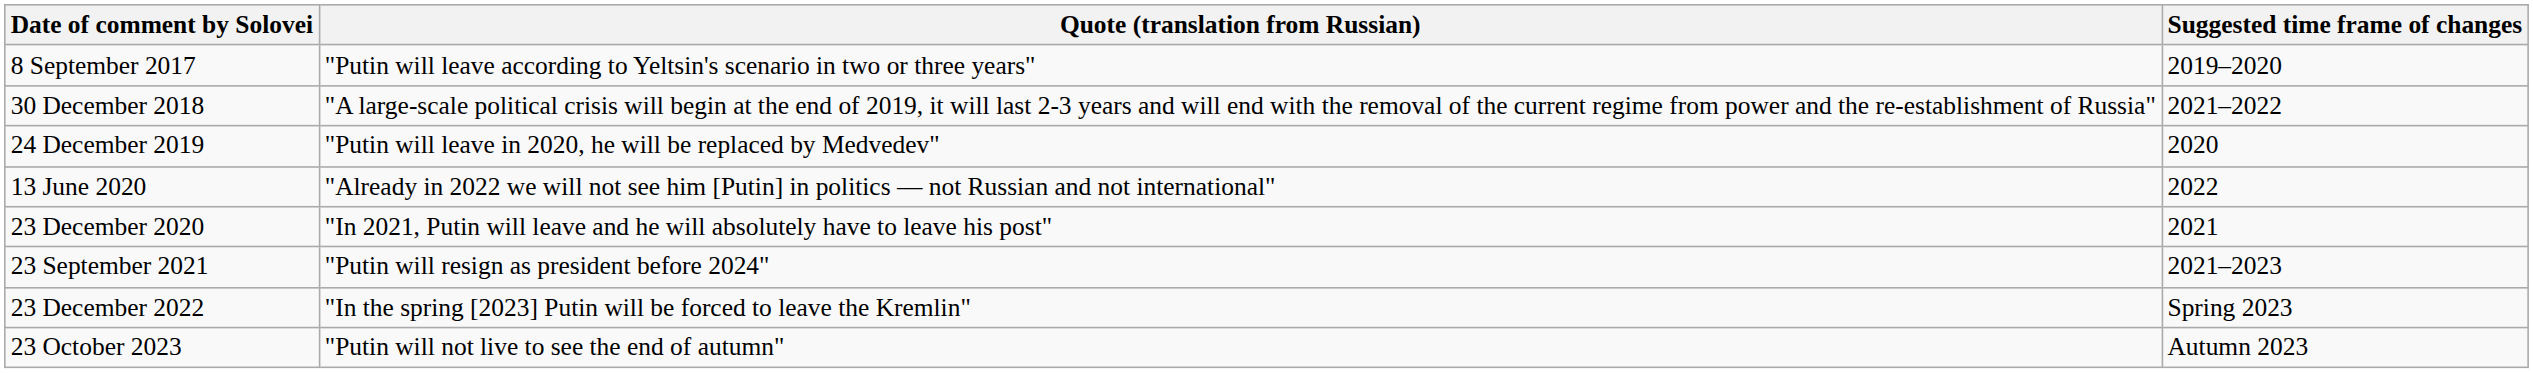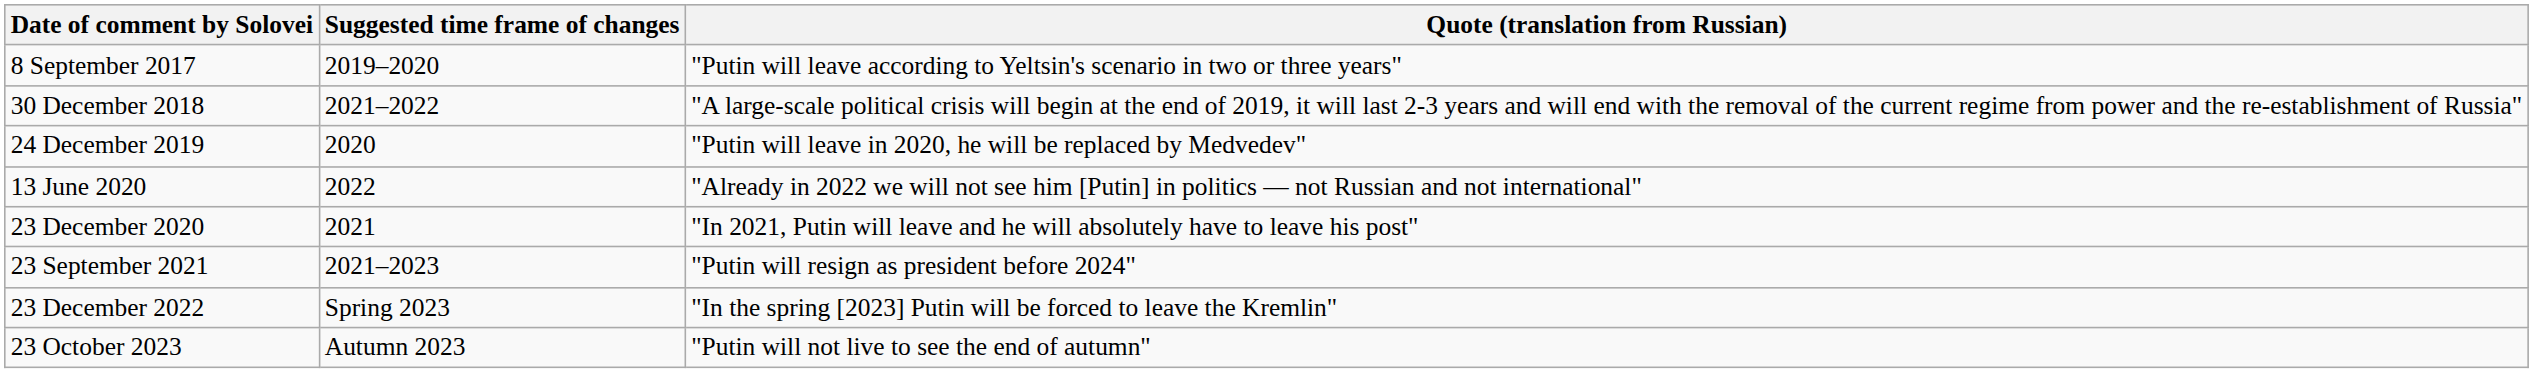columns swapped: (2345, 24) <-> (1240, 24)
